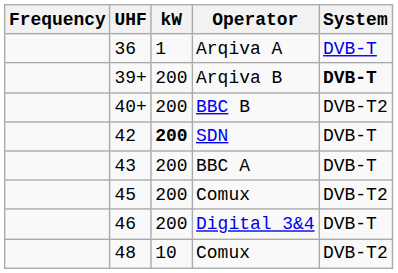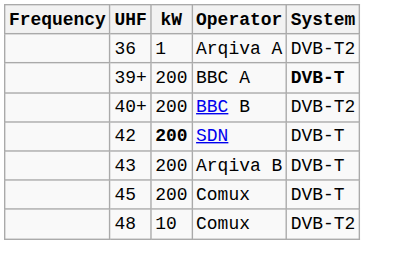(350, 49) DVB-T -> (323, 49) DVB-T2
(239, 78) Arqiva B -> (223, 78) BBC A
(223, 166) BBC A -> (239, 166) Arqiva B
(355, 195) DVB-T2 -> (318, 195) DVB-T
- row: (125, 224)
